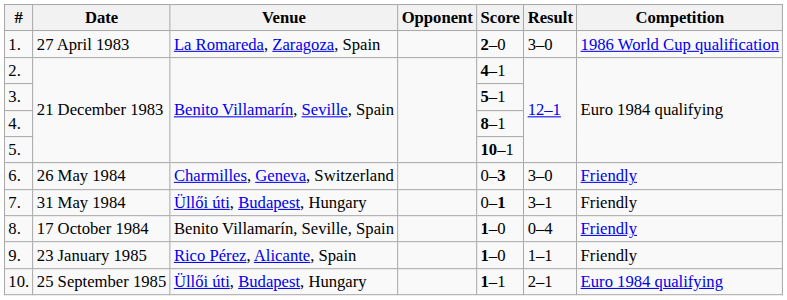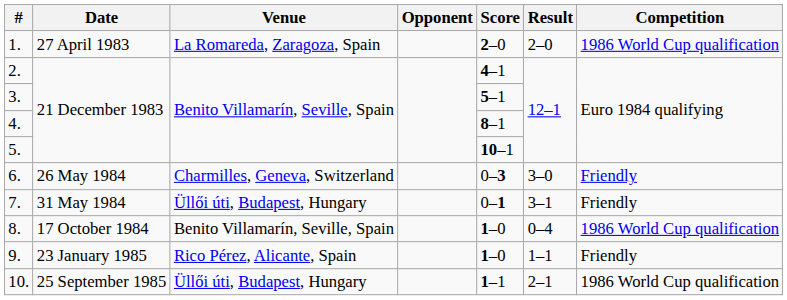(540, 44) 3–0 -> (540, 44) 2–0
(609, 228) Friendly -> (680, 228) 1986 World Cup qualification
(652, 281) Euro 1984 qualifying -> (680, 281) 1986 World Cup qualification
